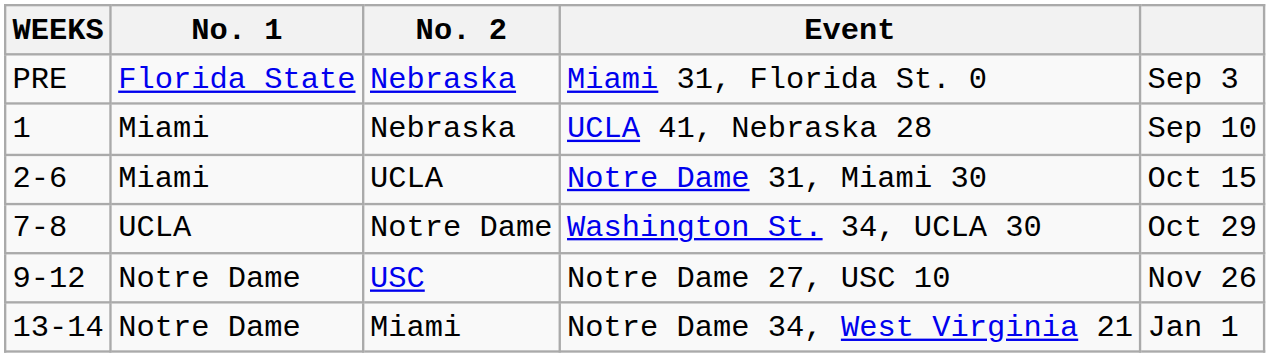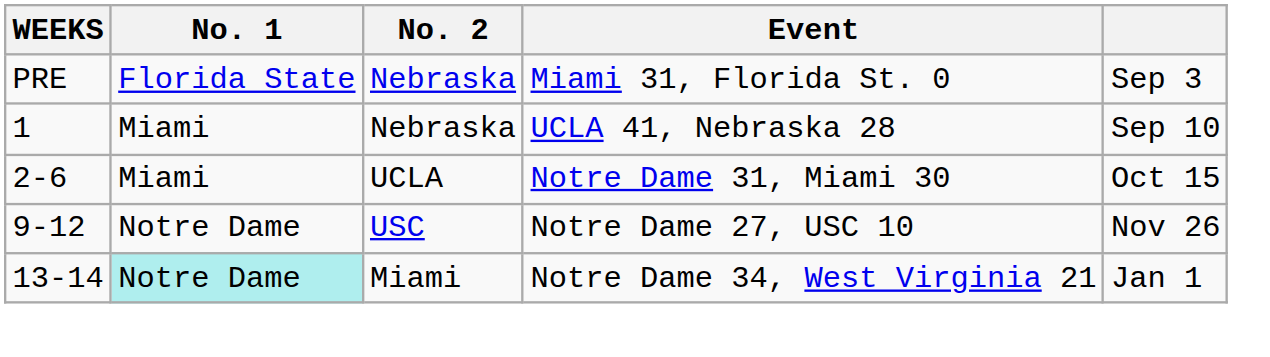- row: (804, 228)
(209, 327) no background -> (209, 278) paleturquoise background
